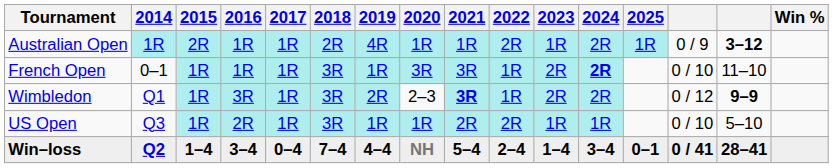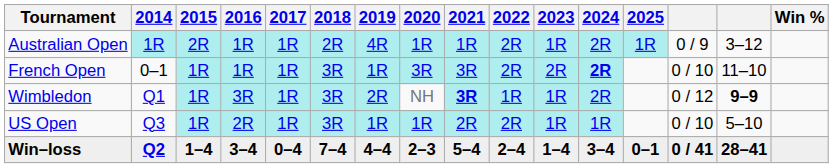(744, 44) bold -> (744, 44) normal
(511, 70) 1R -> (511, 70) 2R
(422, 96) 2–3 -> (422, 96) NH
(556, 96) 2R -> (556, 96) 1R
(422, 149) NH -> (422, 149) 2–3
